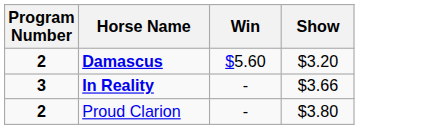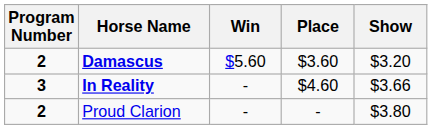+ column: (318, 27)
